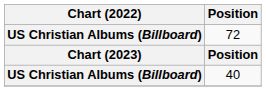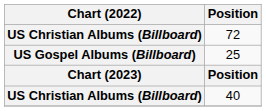+ row: (233, 55)
